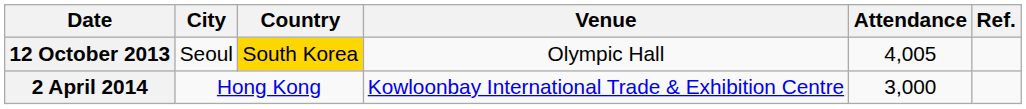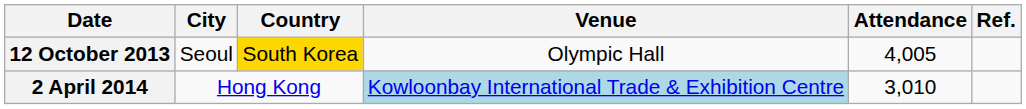(606, 86) no background -> (606, 86) lightblue background
(910, 86) 3,000 -> (910, 86) 3,010
